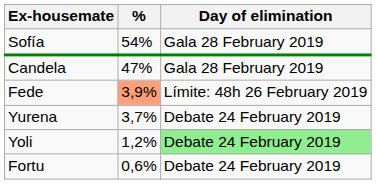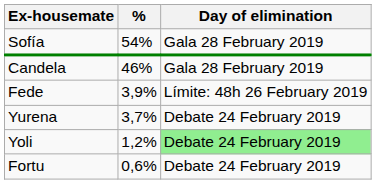(137, 67) 47% -> (137, 67) 46%
(139, 92) lightsalmon background -> (139, 92) no background
